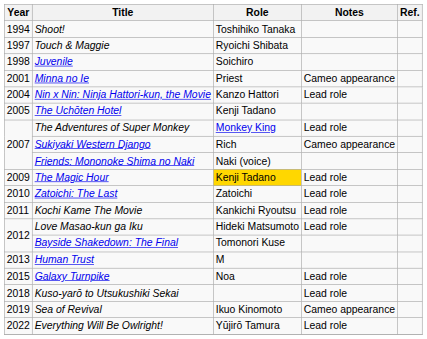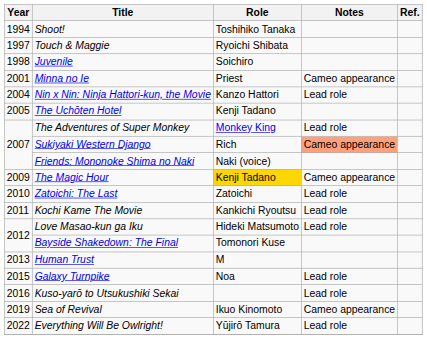(349, 144) no background -> (349, 144) lightsalmon background
(325, 177) Lead role -> (349, 177) Cameo appearance
(18, 293) 2018 -> (18, 293) 2016
